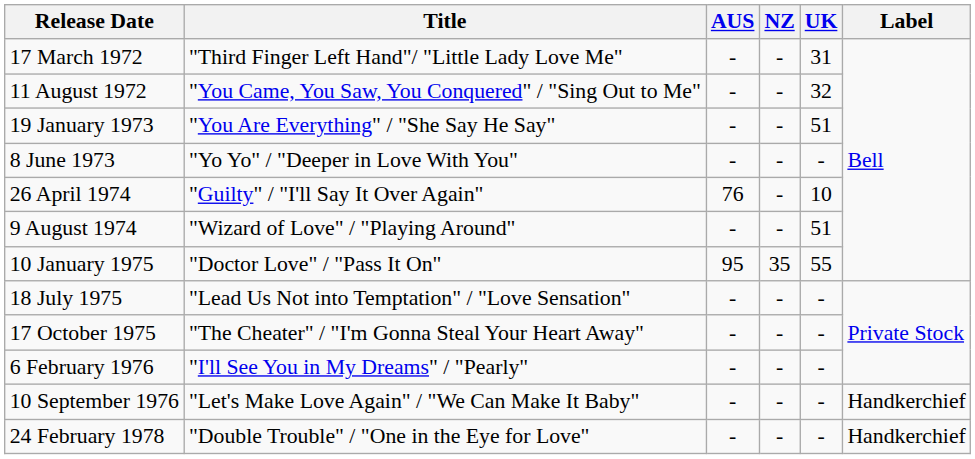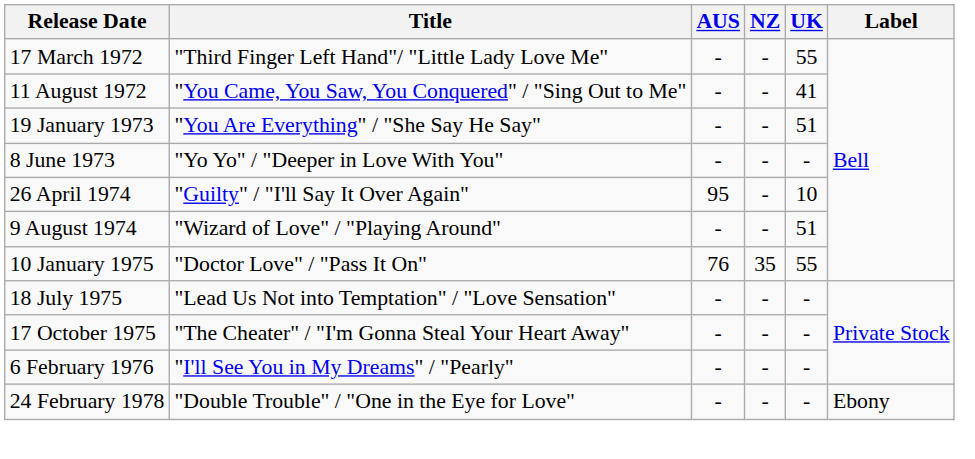(821, 56) 31 -> (807, 56) 55
(821, 90) 32 -> (807, 90) 41
(733, 194) 76 -> (718, 194) 95
(733, 263) 95 -> (718, 263) 76
- row: (94, 401)
(907, 435) Handkerchief -> (861, 401) Ebony
